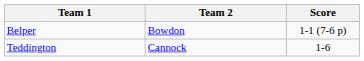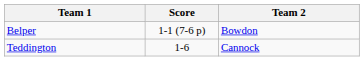columns swapped: (216, 13) <-> (323, 13)
